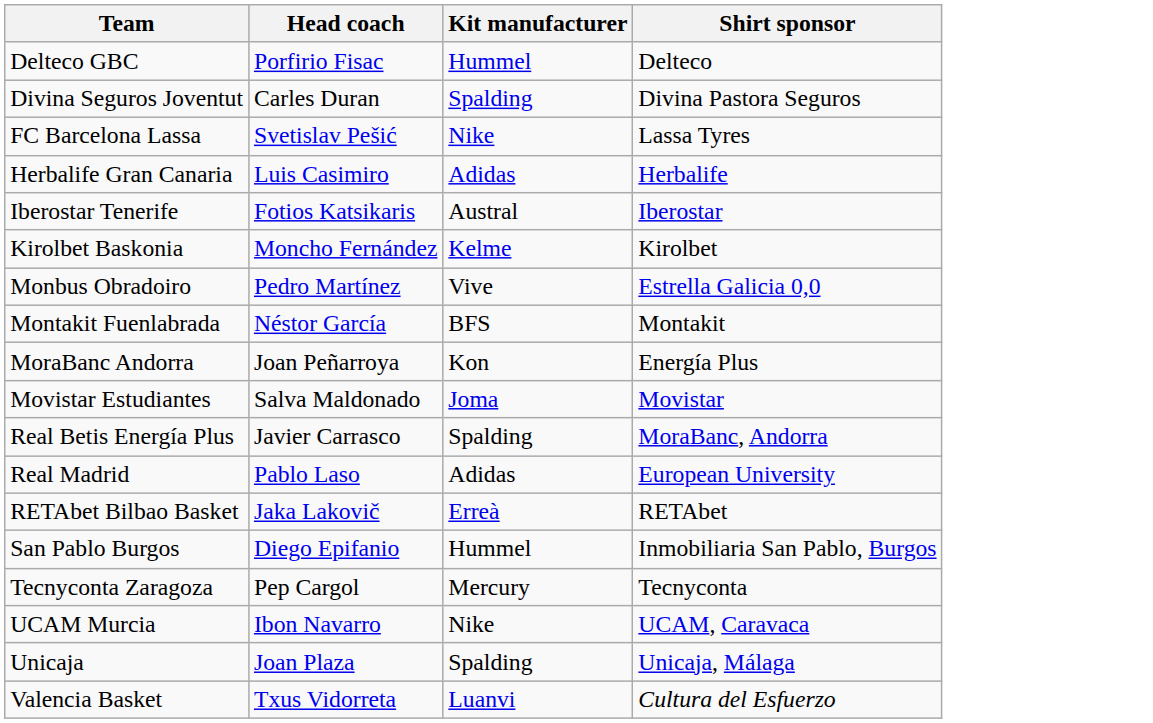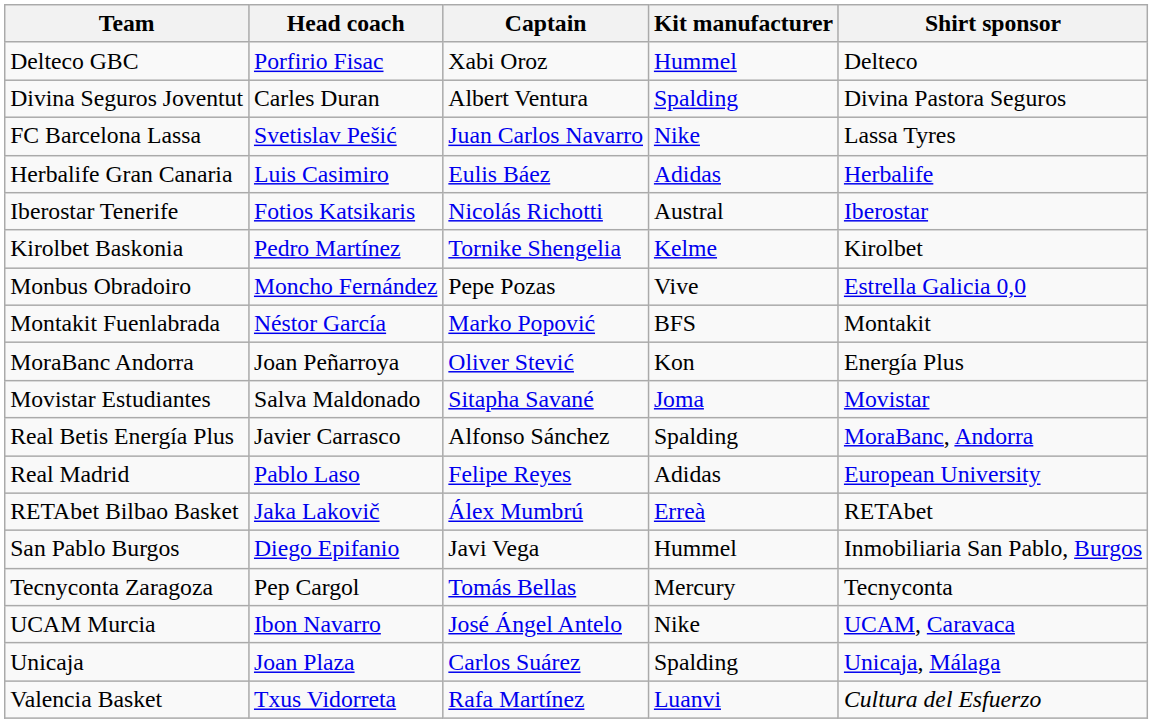+ column: (546, 23)
(346, 248) Moncho Fernández -> (327, 248) Pedro Martínez
(327, 286) Pedro Martínez -> (346, 286) Moncho Fernández
